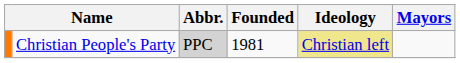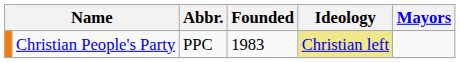(198, 44) lightgrey background -> (198, 44) no background
(248, 44) 1981 -> (248, 44) 1983
